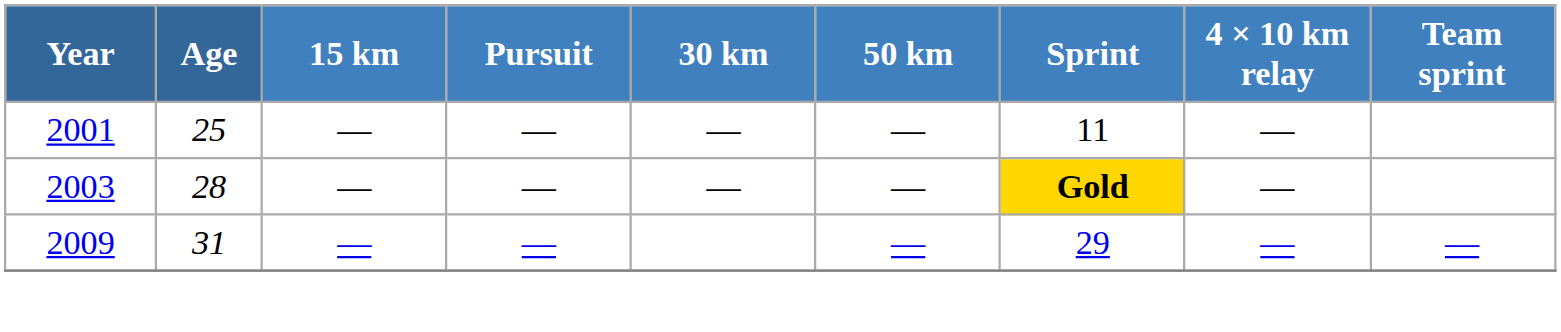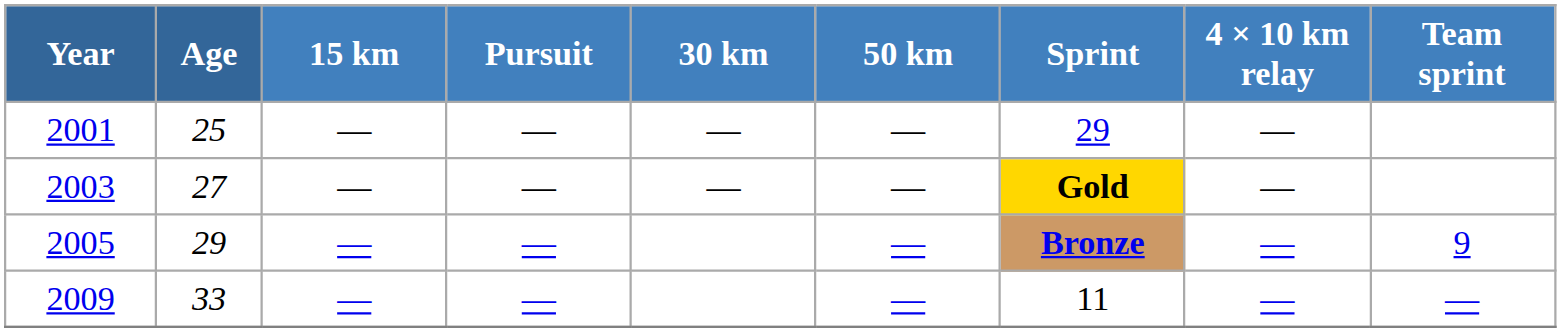(1093, 129) 11 -> (1093, 129) 29
(209, 186) 28 -> (209, 186) 27
+ row: (81, 242)
(209, 242) 31 -> (209, 298) 33
(1093, 242) 29 -> (1093, 298) 11
